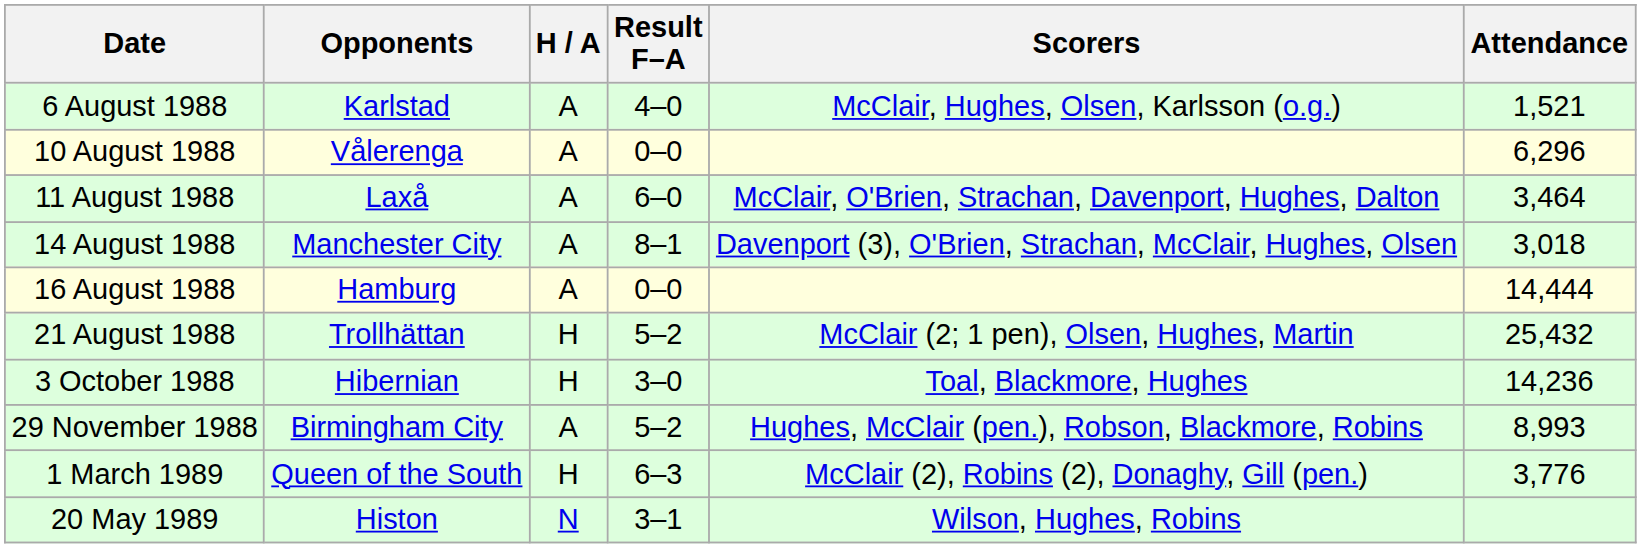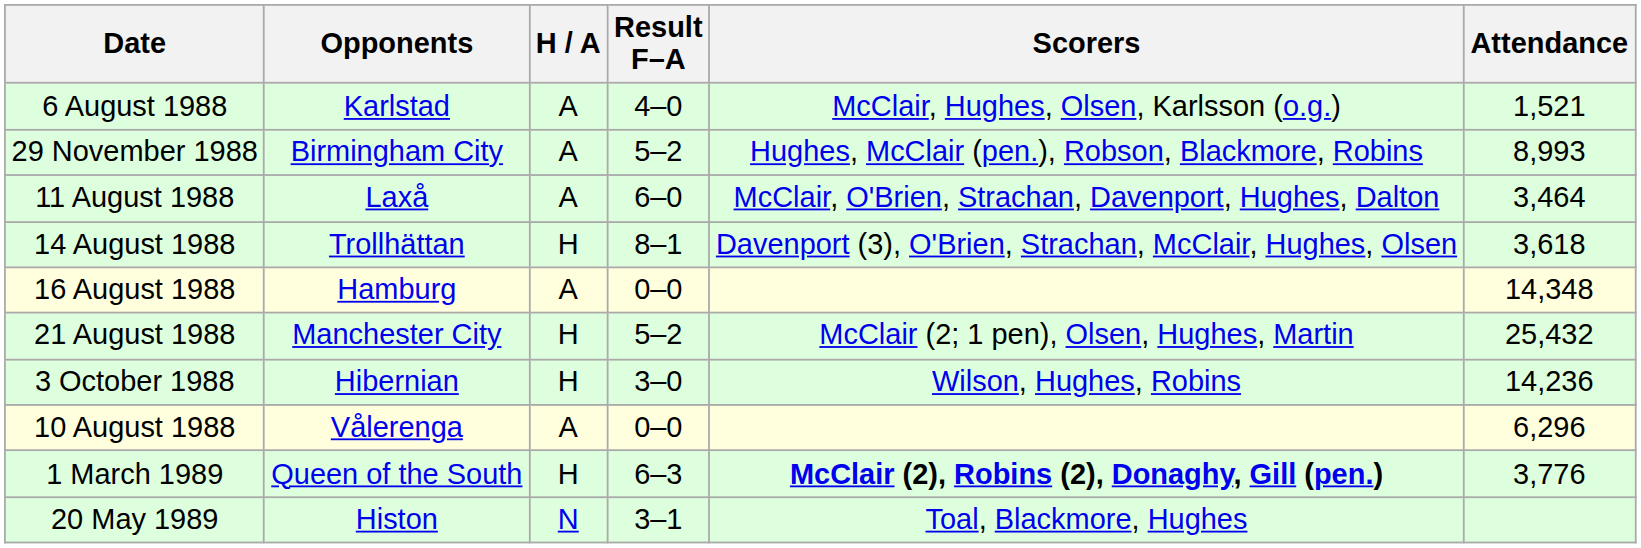rows swapped: (135, 151) <-> (135, 427)
(397, 243) Manchester City -> (397, 243) Trollhättan
(568, 243) A -> (568, 243) H
(1549, 243) 3,018 -> (1549, 243) 3,618
(1549, 289) 14,444 -> (1549, 289) 14,348
(397, 335) Trollhättan -> (397, 335) Manchester City
(1086, 381) Toal, Blackmore, Hughes -> (1087, 381) Wilson, Hughes, Robins
(1087, 473) normal -> (1087, 473) bold
(1087, 519) Wilson, Hughes, Robins -> (1086, 519) Toal, Blackmore, Hughes
